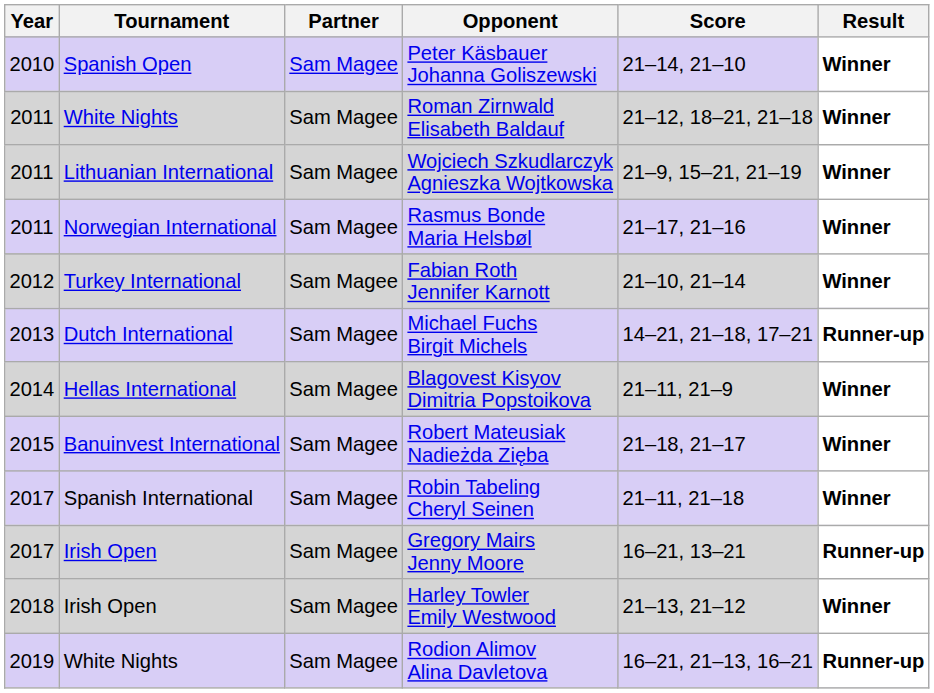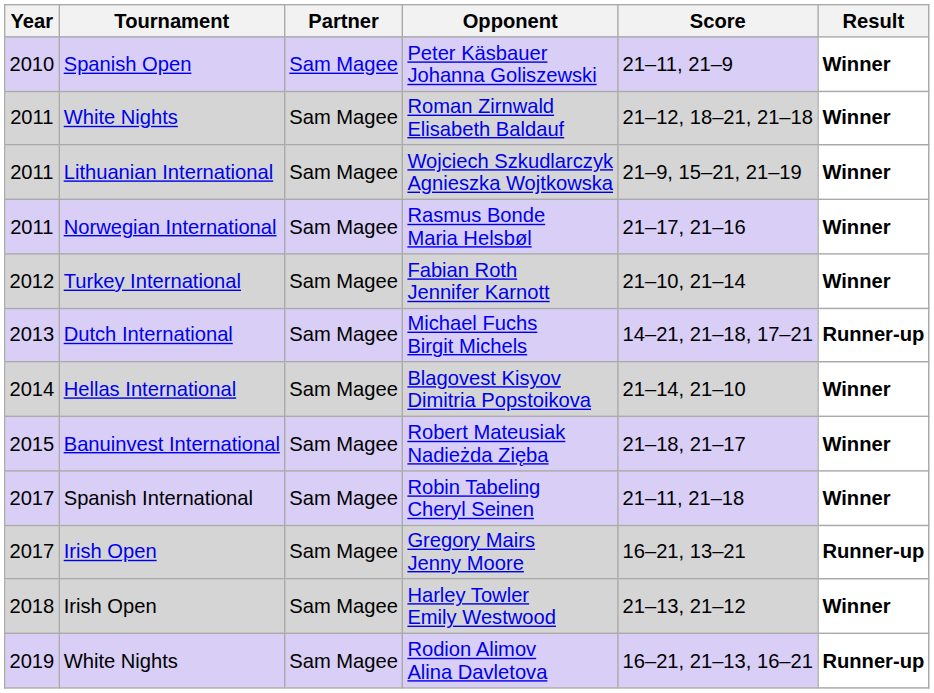(684, 64) 21–14, 21–10 -> (678, 64) 21–11, 21–9
(678, 390) 21–11, 21–9 -> (684, 390) 21–14, 21–10
